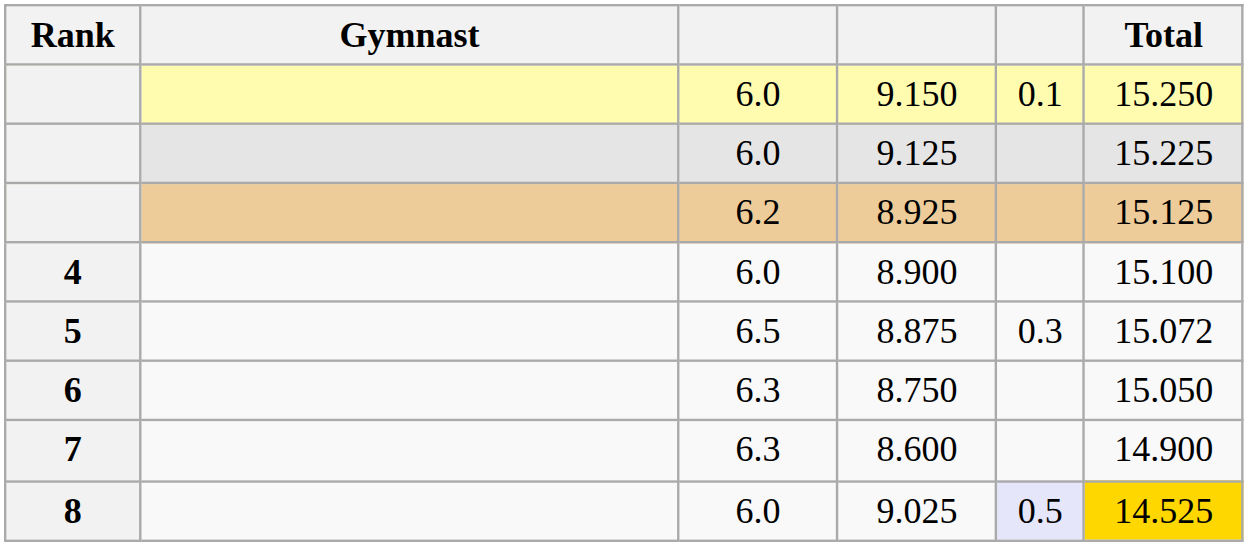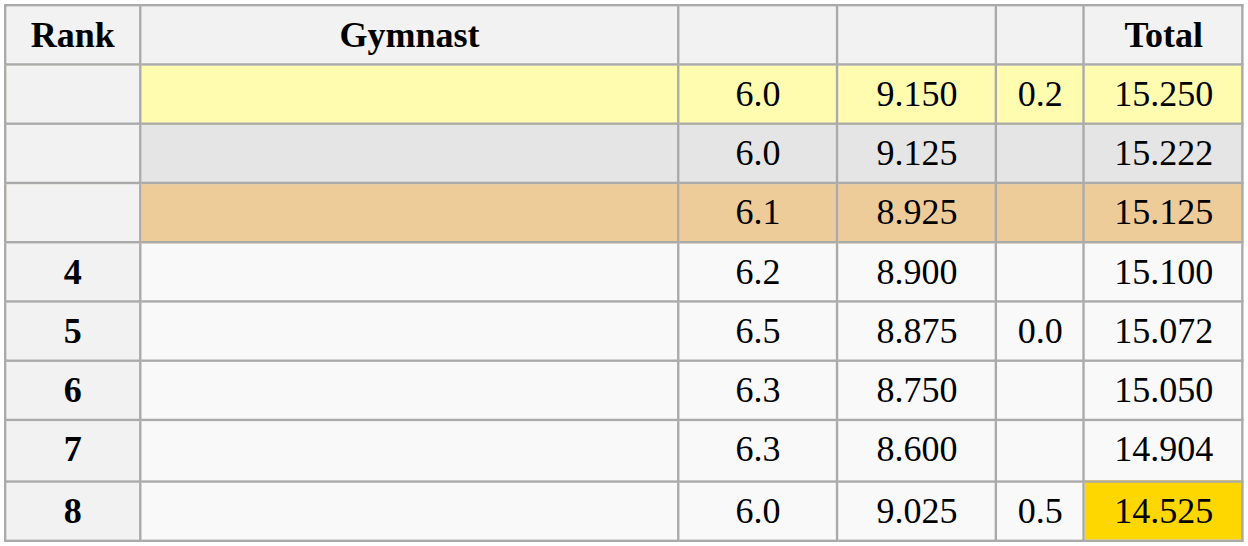(1040, 93) 0.1 -> (1040, 93) 0.2
(1164, 153) 15.225 -> (1164, 153) 15.222
(758, 212) 6.2 -> (758, 212) 6.1
(758, 271) 6.0 -> (758, 271) 6.2
(1040, 331) 0.3 -> (1040, 331) 0.0
(1164, 450) 14.900 -> (1164, 450) 14.904
(1040, 509) lavender background -> (1040, 509) no background
